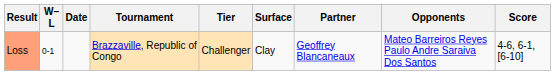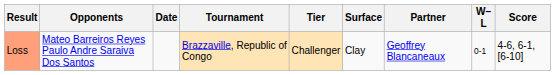columns swapped: (51, 18) <-> (438, 18)
